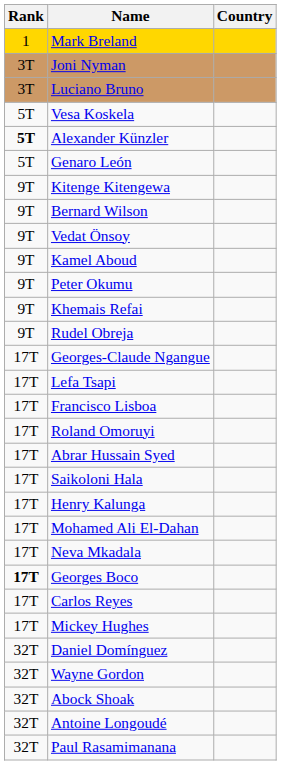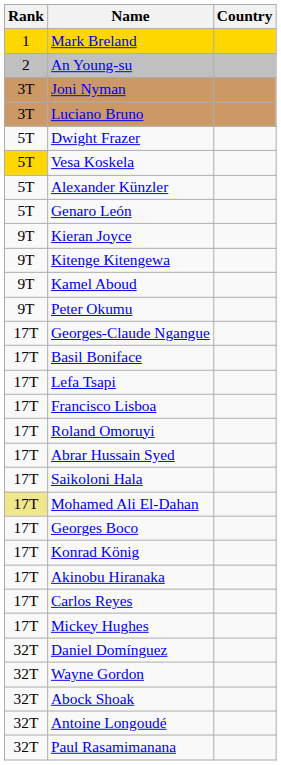+ row: (92, 65)
+ row: (96, 138)
(26, 114) no background -> (26, 162) gold background
(26, 138) bold -> (26, 187) normal
+ row: (91, 235)
- row: (99, 211)
- row: (90, 235)
- row: (97, 308)
- row: (92, 333)
+ row: (96, 357)
- row: (98, 503)
(26, 528) no background -> (26, 503) khaki background
- row: (96, 552)
(26, 576) bold -> (26, 528) normal
+ row: (95, 552)
+ row: (108, 576)
